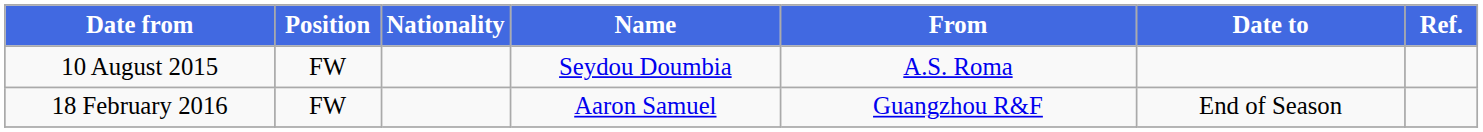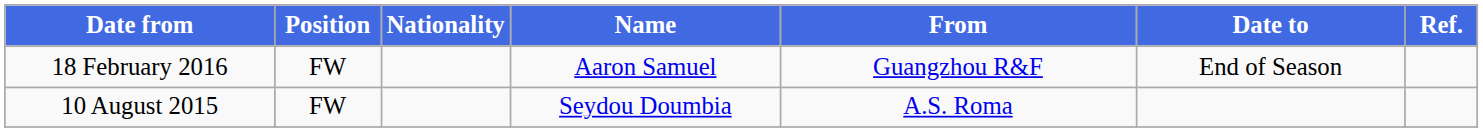rows swapped: (140, 66) <-> (140, 107)
